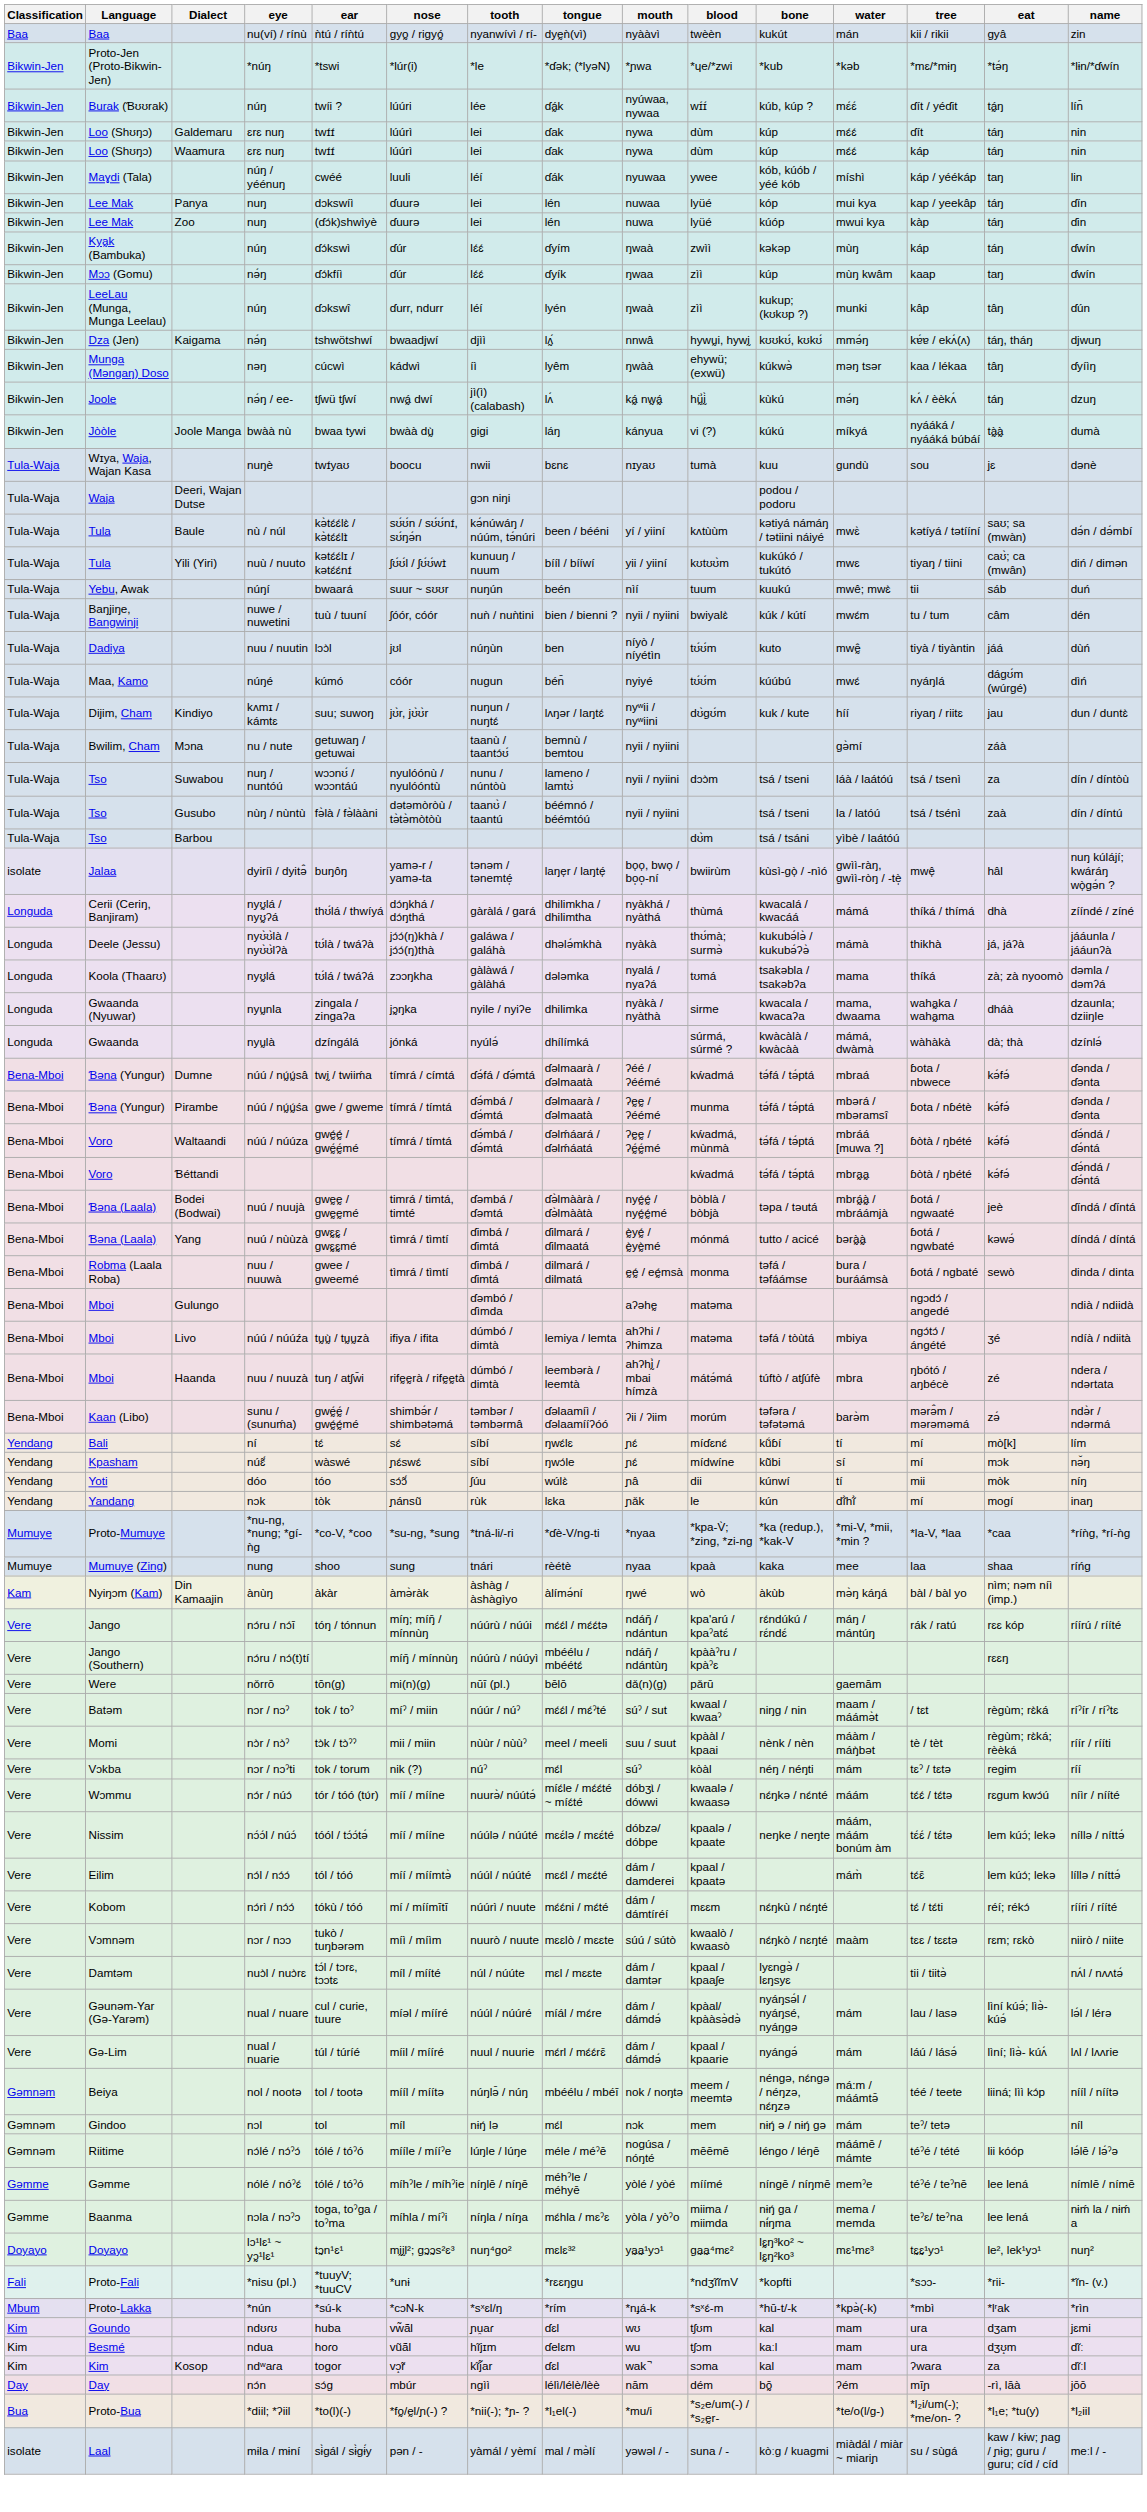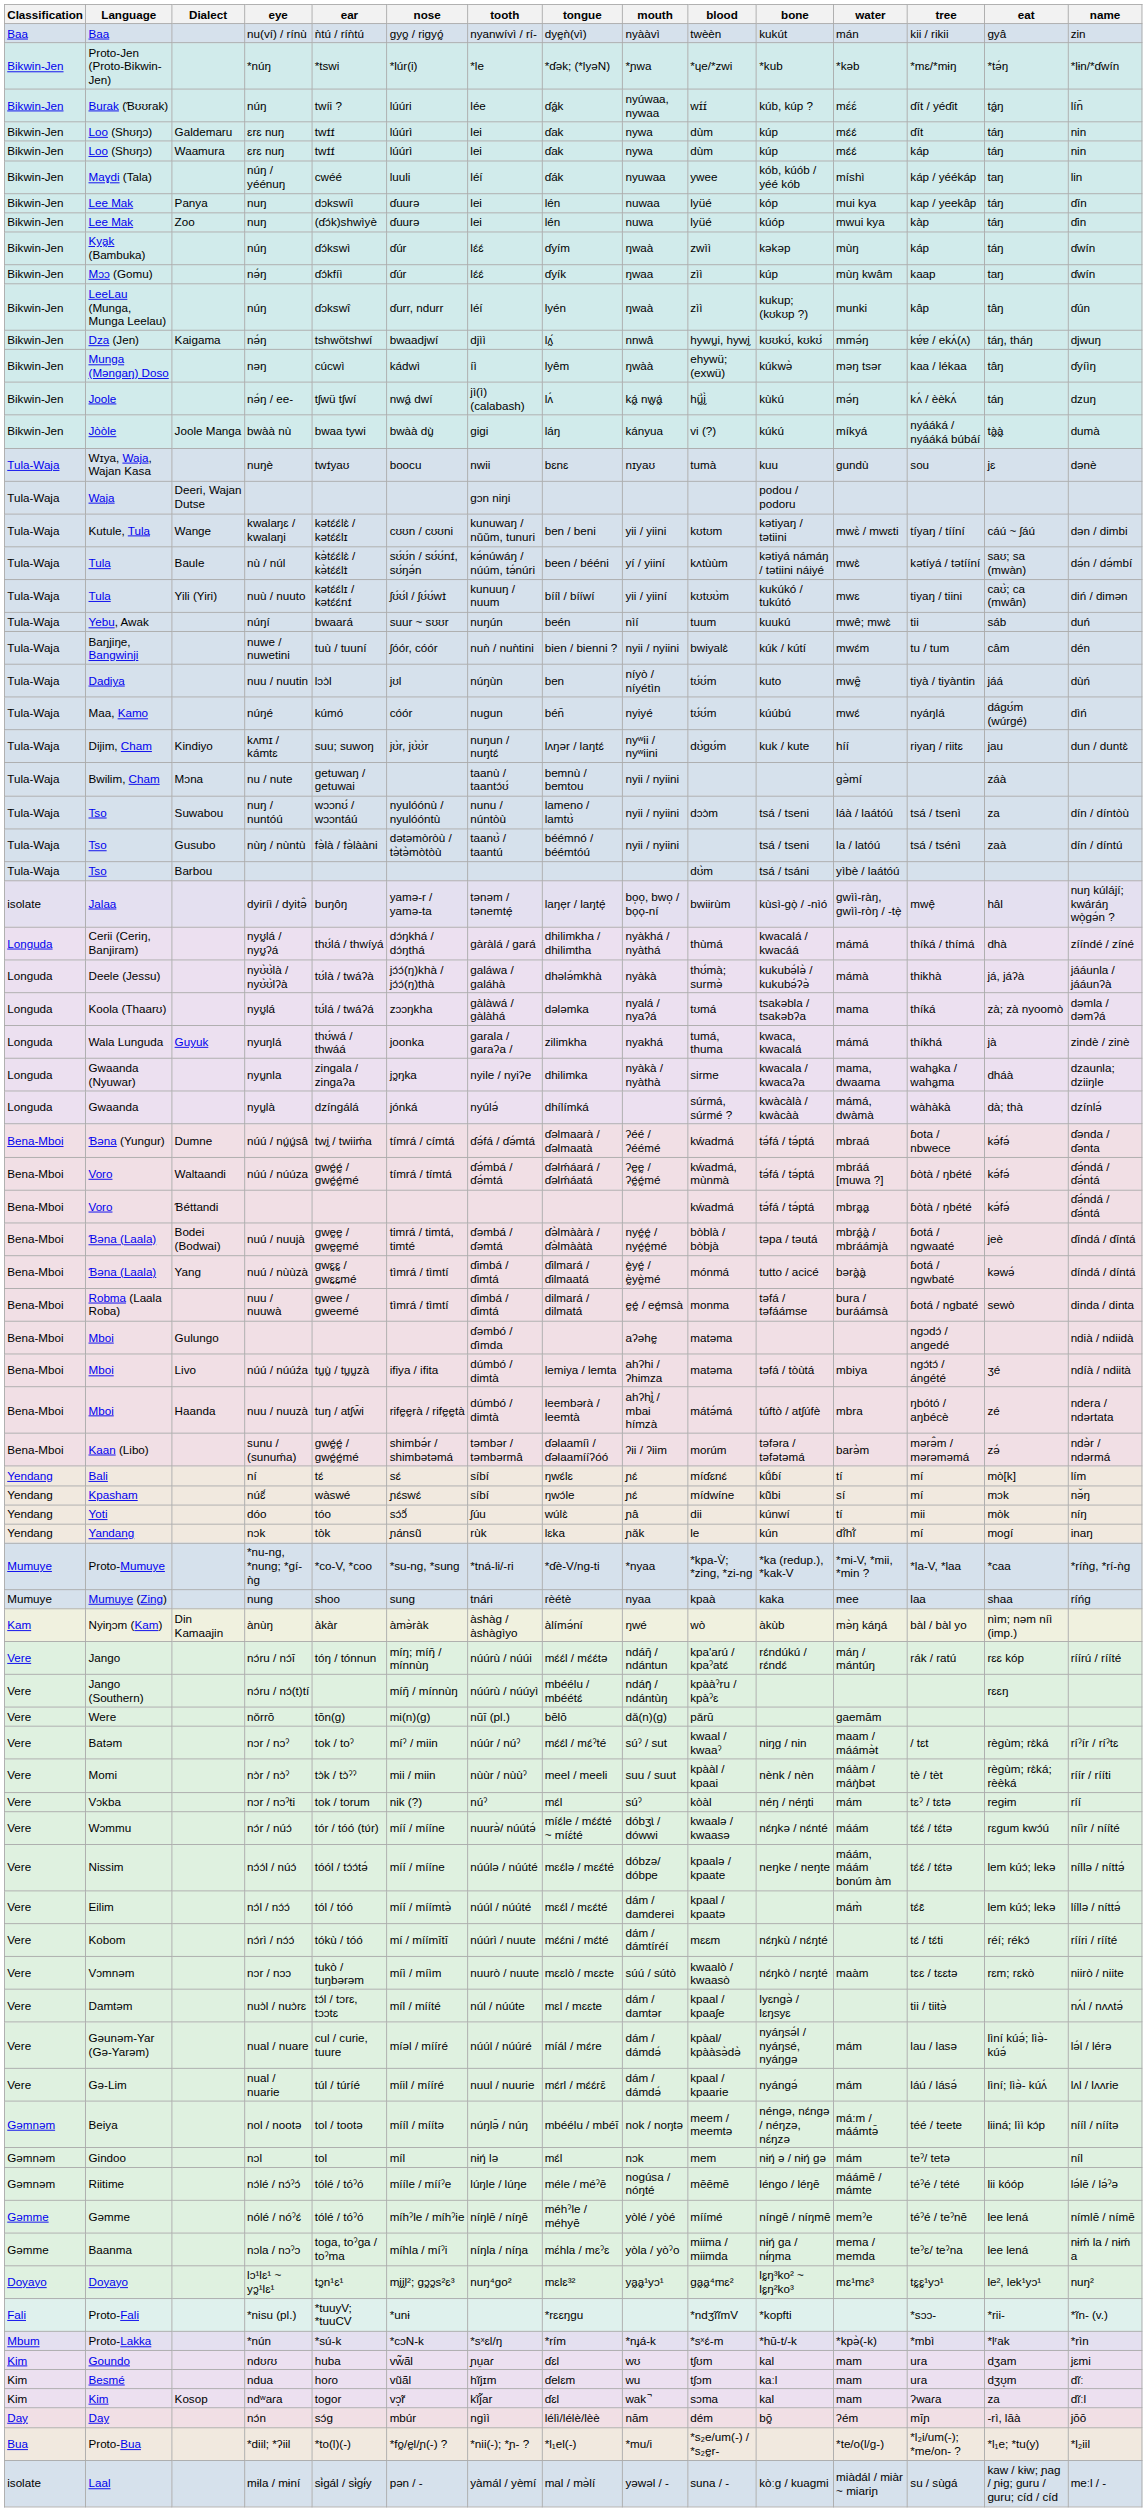+ row: (119, 530)
+ row: (126, 1042)
- row: (127, 1108)
